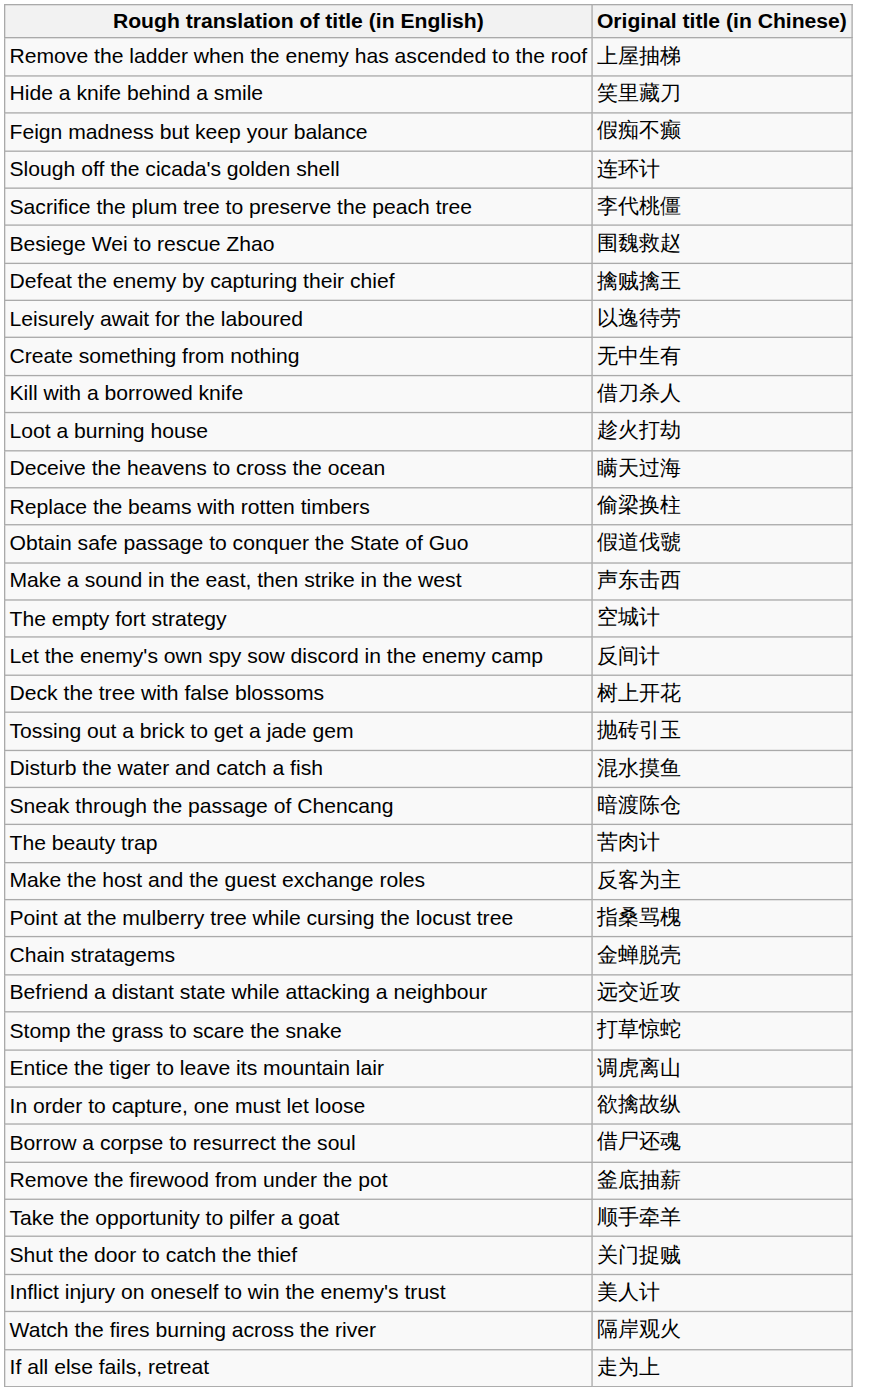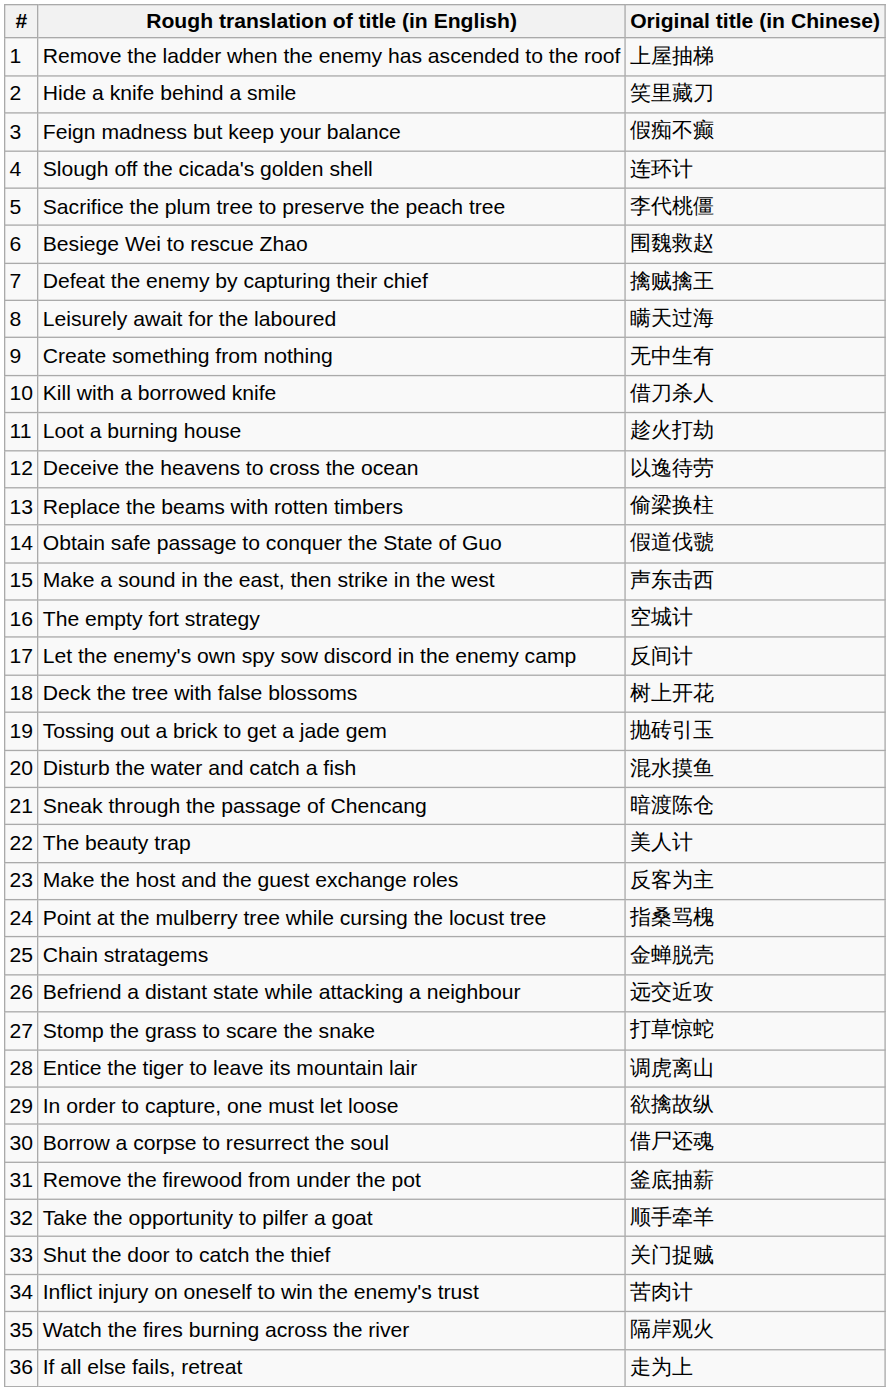+ column: (21, 21)
(639, 318) 以逸待劳 -> (672, 318) 瞒天过海
(639, 468) 瞒天过海 -> (672, 468) 以逸待劳
(629, 842) 苦肉计 -> (662, 842) 美人计
(629, 1292) 美人计 -> (662, 1292) 苦肉计
